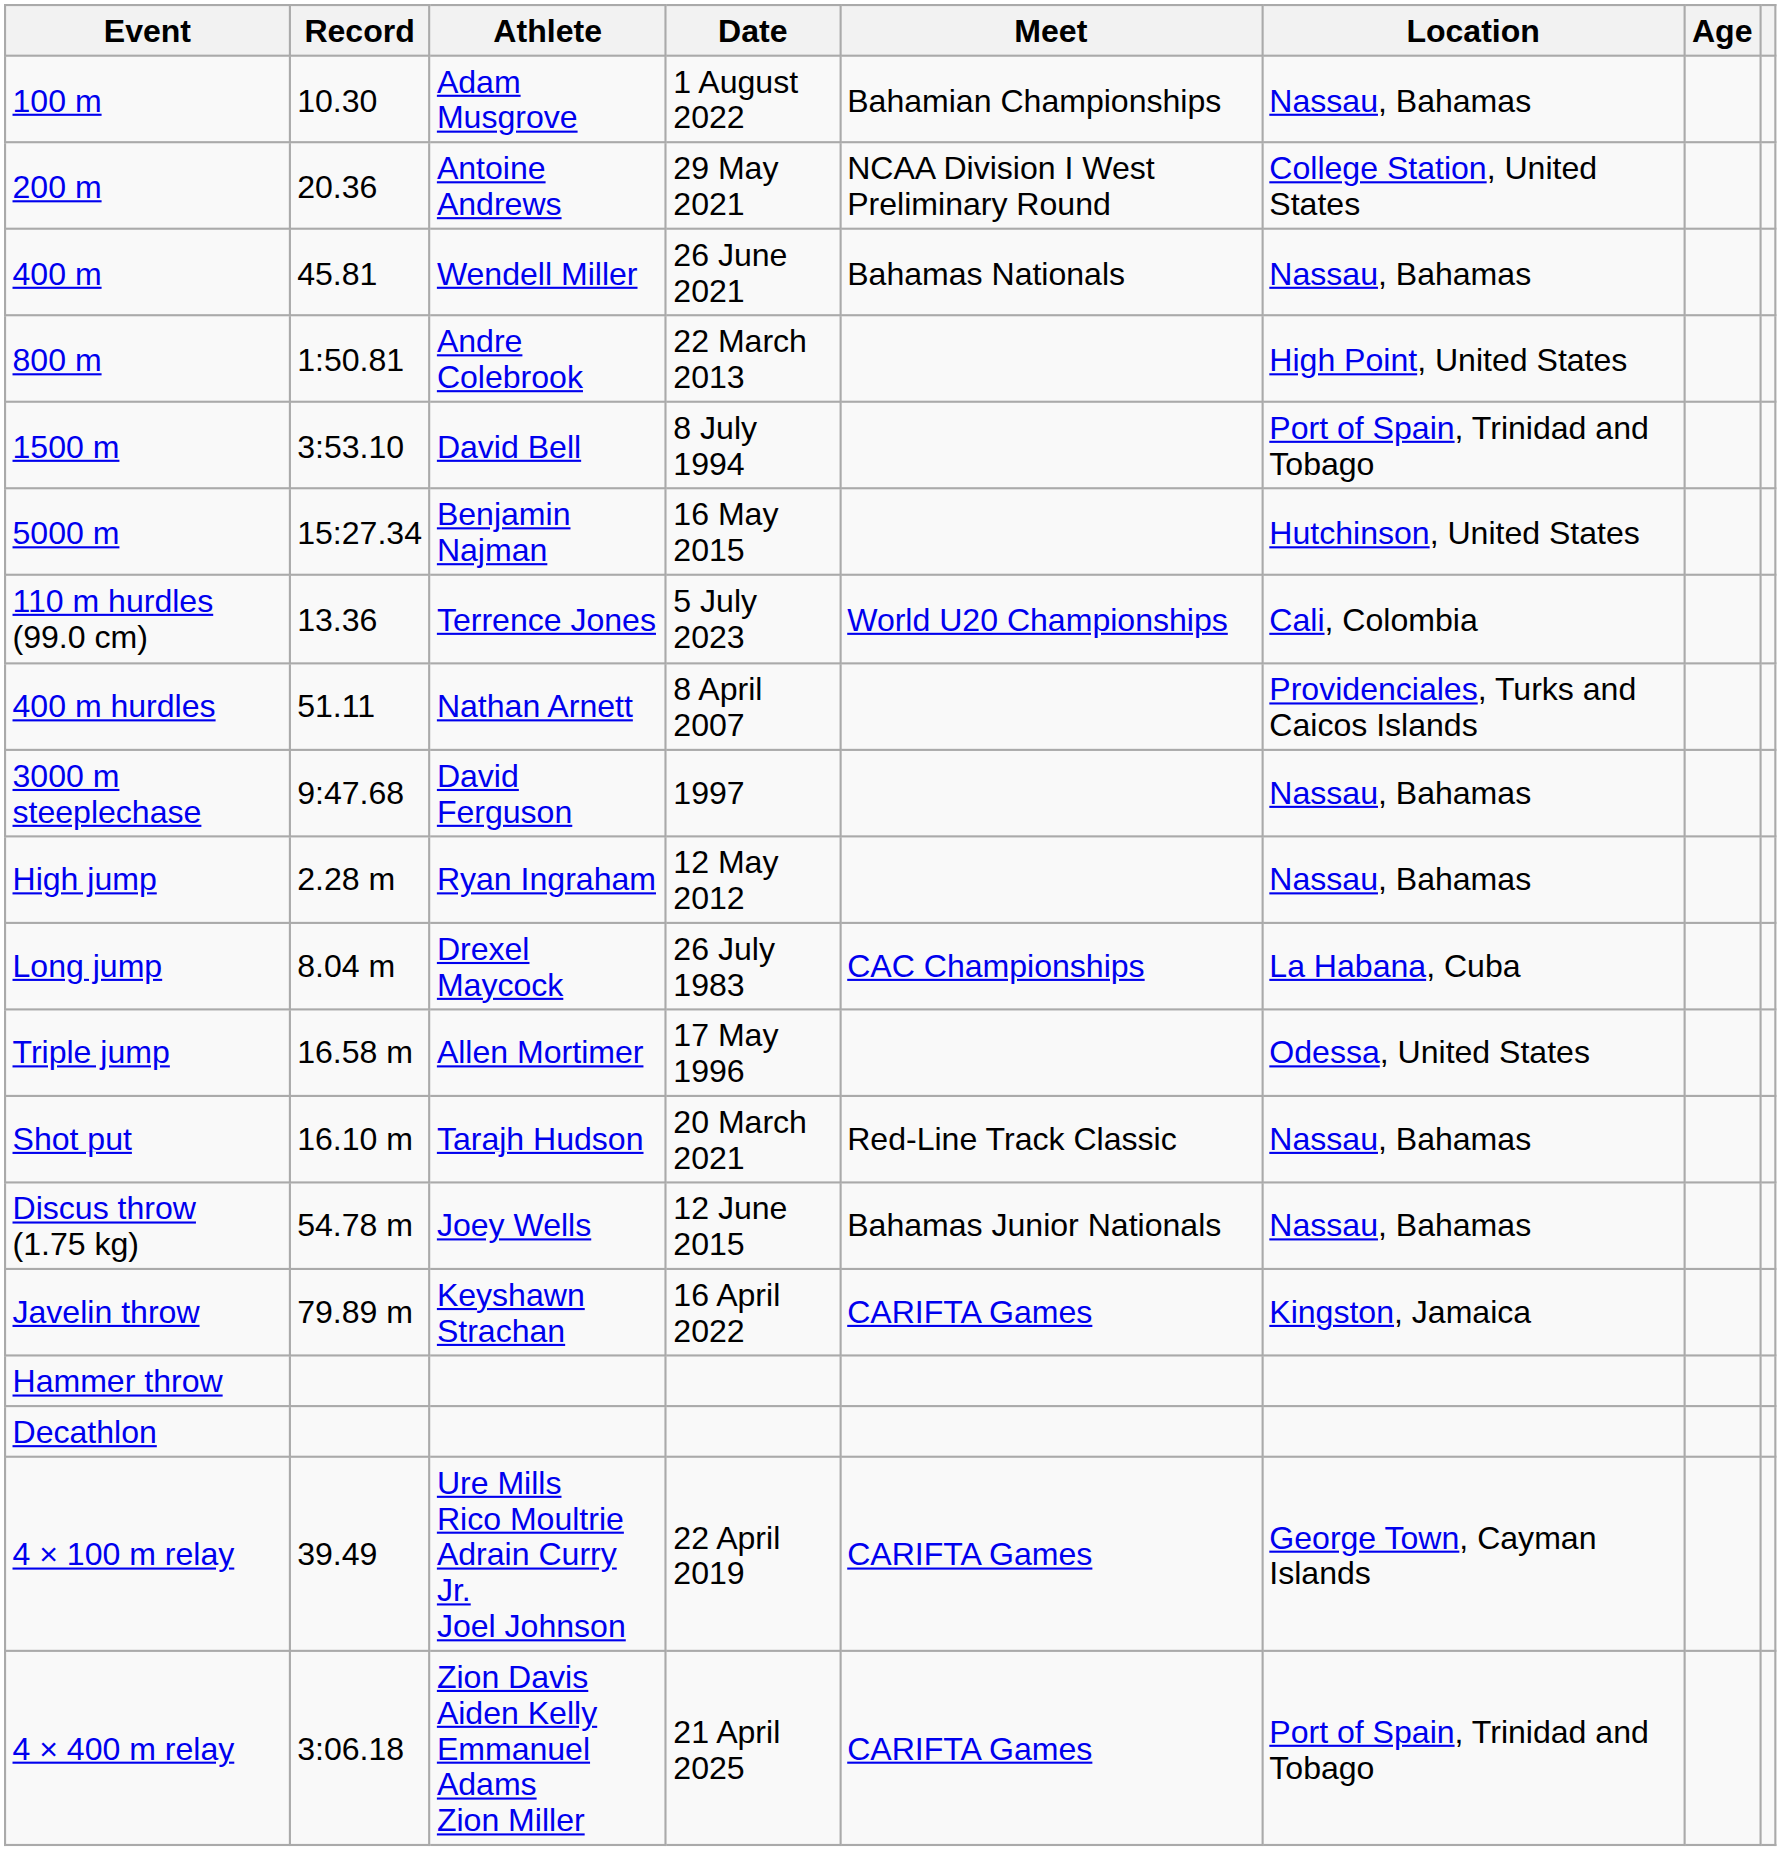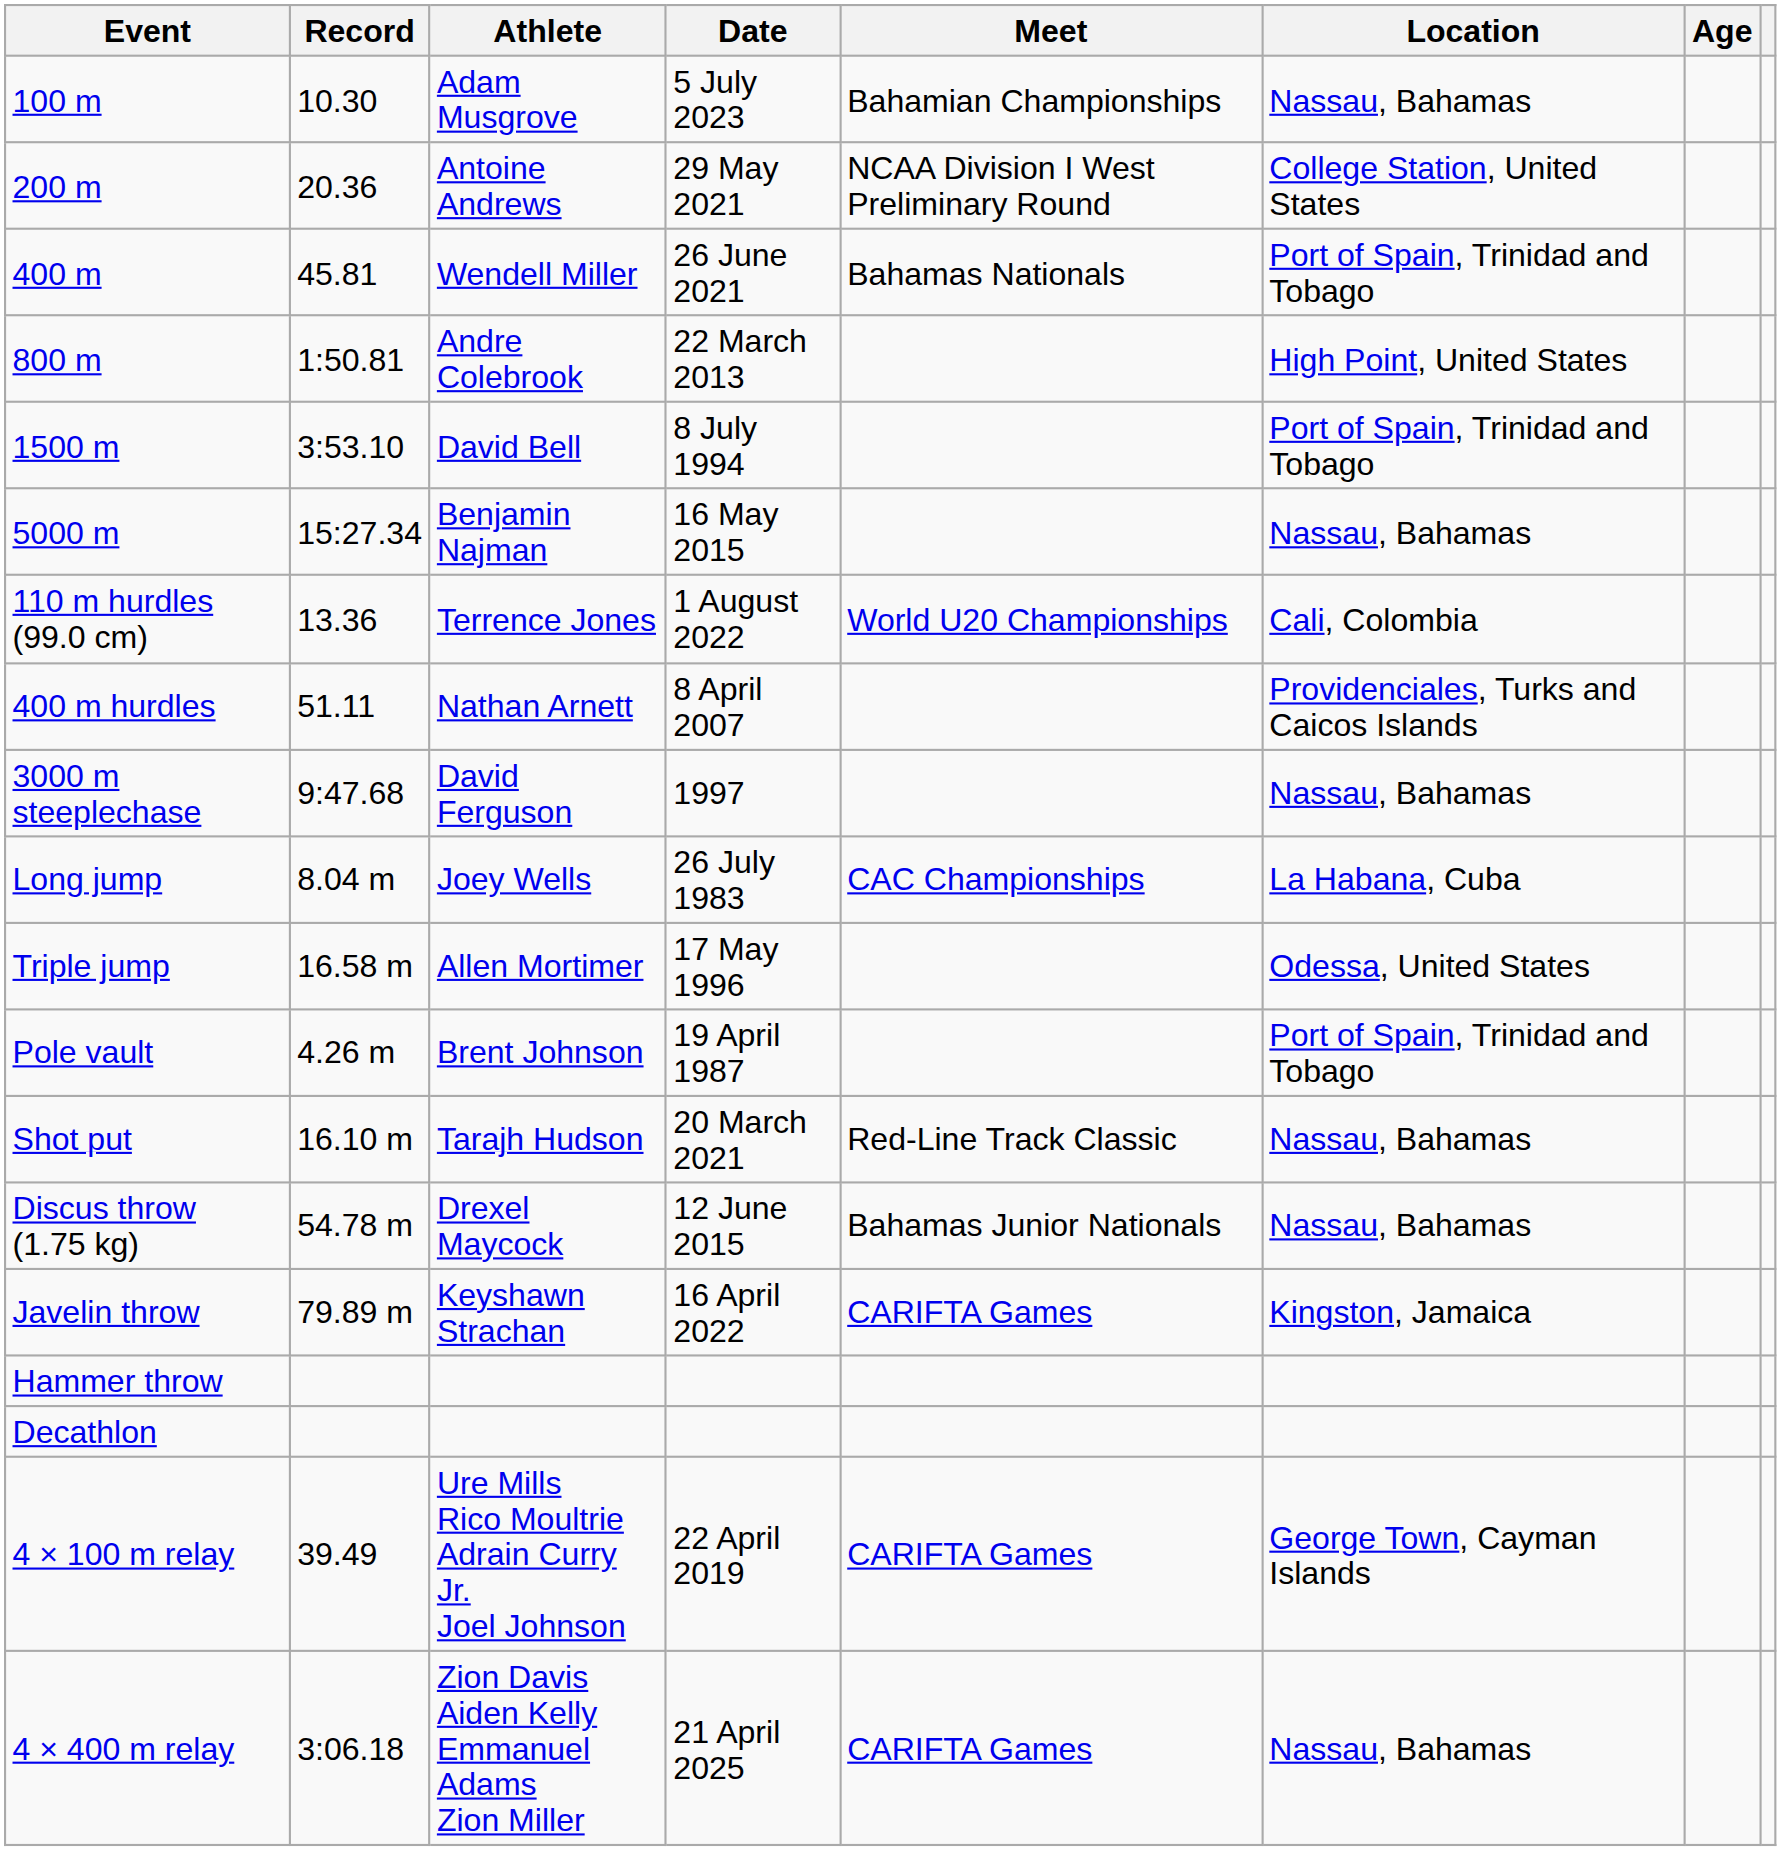(736, 99) 1 August 2022 -> (715, 99) 5 July 2023
(1400, 273) Nassau, Bahamas -> (1459, 273) Port of Spain, Trinidad and Tobago
(1455, 533) Hutchinson, United States -> (1400, 533) Nassau, Bahamas
(715, 619) 5 July 2023 -> (736, 619) 1 August 2022
- row: (85, 879)
(500, 966) Drexel Maycock -> (514, 879) Joey Wells
+ row: (83, 1052)
(514, 1226) Joey Wells -> (500, 1226) Drexel Maycock
(1459, 1749) Port of Spain, Trinidad and Tobago -> (1400, 1749) Nassau, Bahamas
